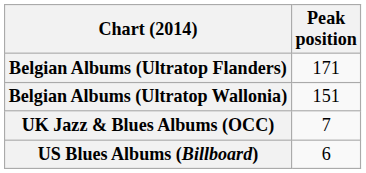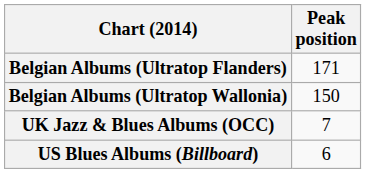(326, 96) 151 -> (326, 96) 150
